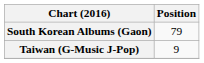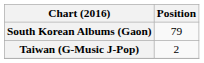(176, 49) 9 -> (176, 49) 2
